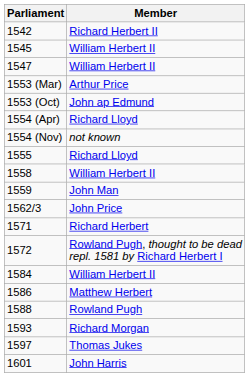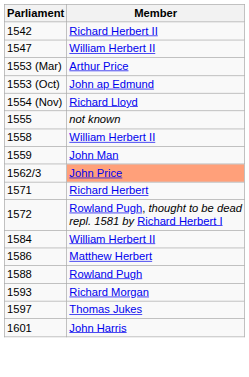- row: (19, 48)
- row: (33, 119)
(95, 137) not known -> (104, 102) Richard Lloyd
(104, 155) Richard Lloyd -> (95, 119) not known
(96, 208) no background -> (96, 173) lightsalmon background
